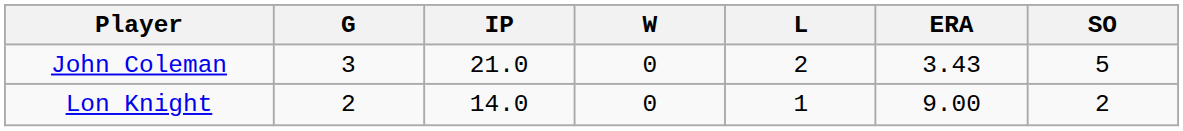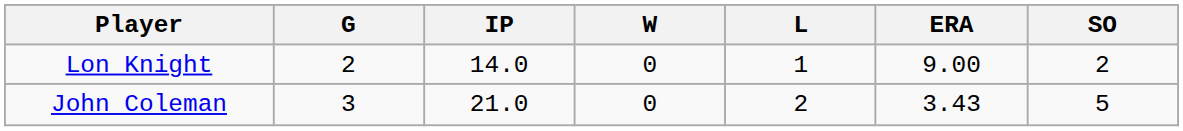rows swapped: (139, 65) <-> (139, 105)
